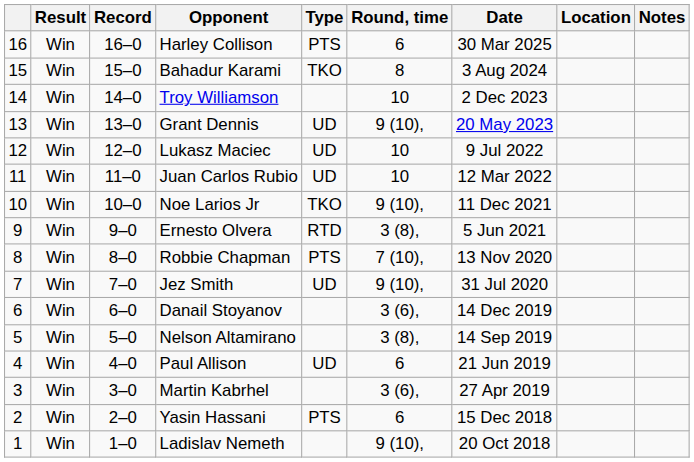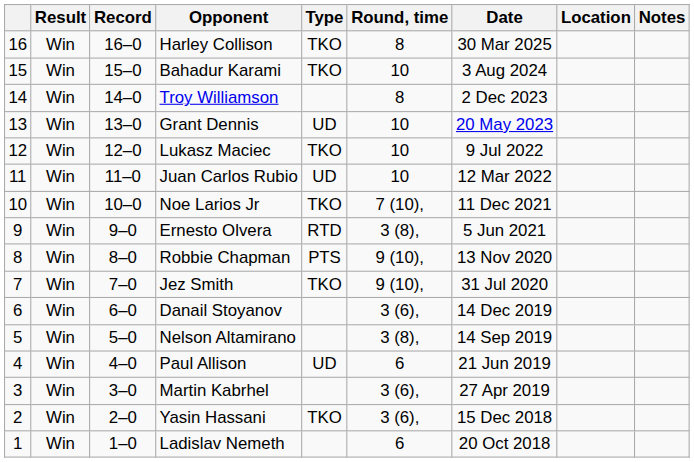(324, 44) PTS -> (324, 44) TKO
(400, 44) 6 -> (400, 44) 8
(400, 71) 8 -> (400, 71) 10
(400, 97) 10 -> (400, 97) 8
(400, 124) 9 (10), -> (400, 124) 10
(324, 151) UD -> (324, 151) TKO
(400, 204) 9 (10), -> (400, 204) 7 (10),
(400, 257) 7 (10), -> (400, 257) 9 (10),
(324, 284) UD -> (324, 284) TKO
(324, 417) PTS -> (324, 417) TKO
(400, 417) 6 -> (400, 417) 3 (6),
(400, 444) 9 (10), -> (400, 444) 6
